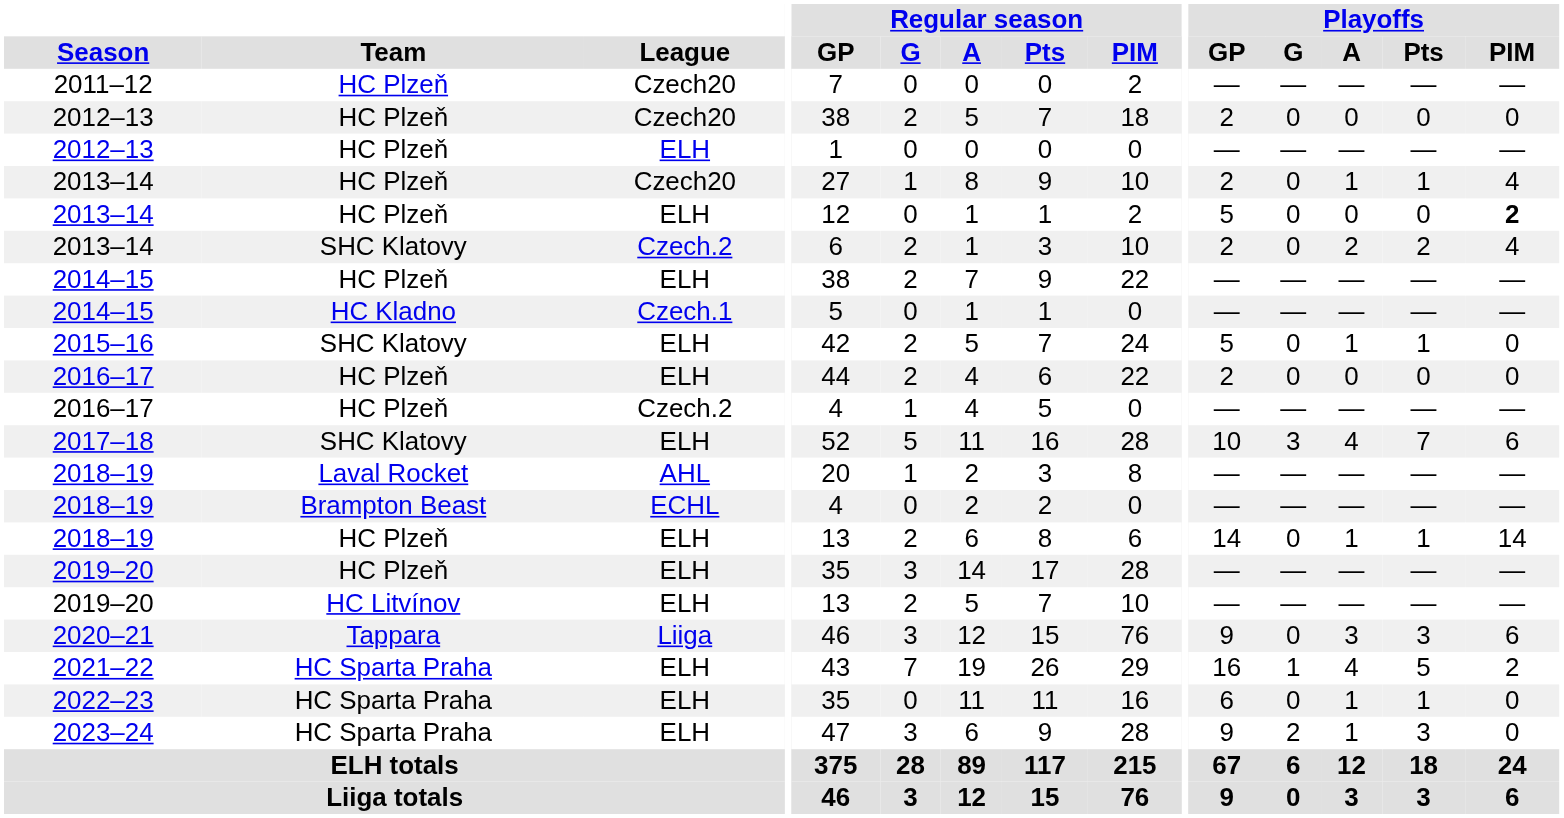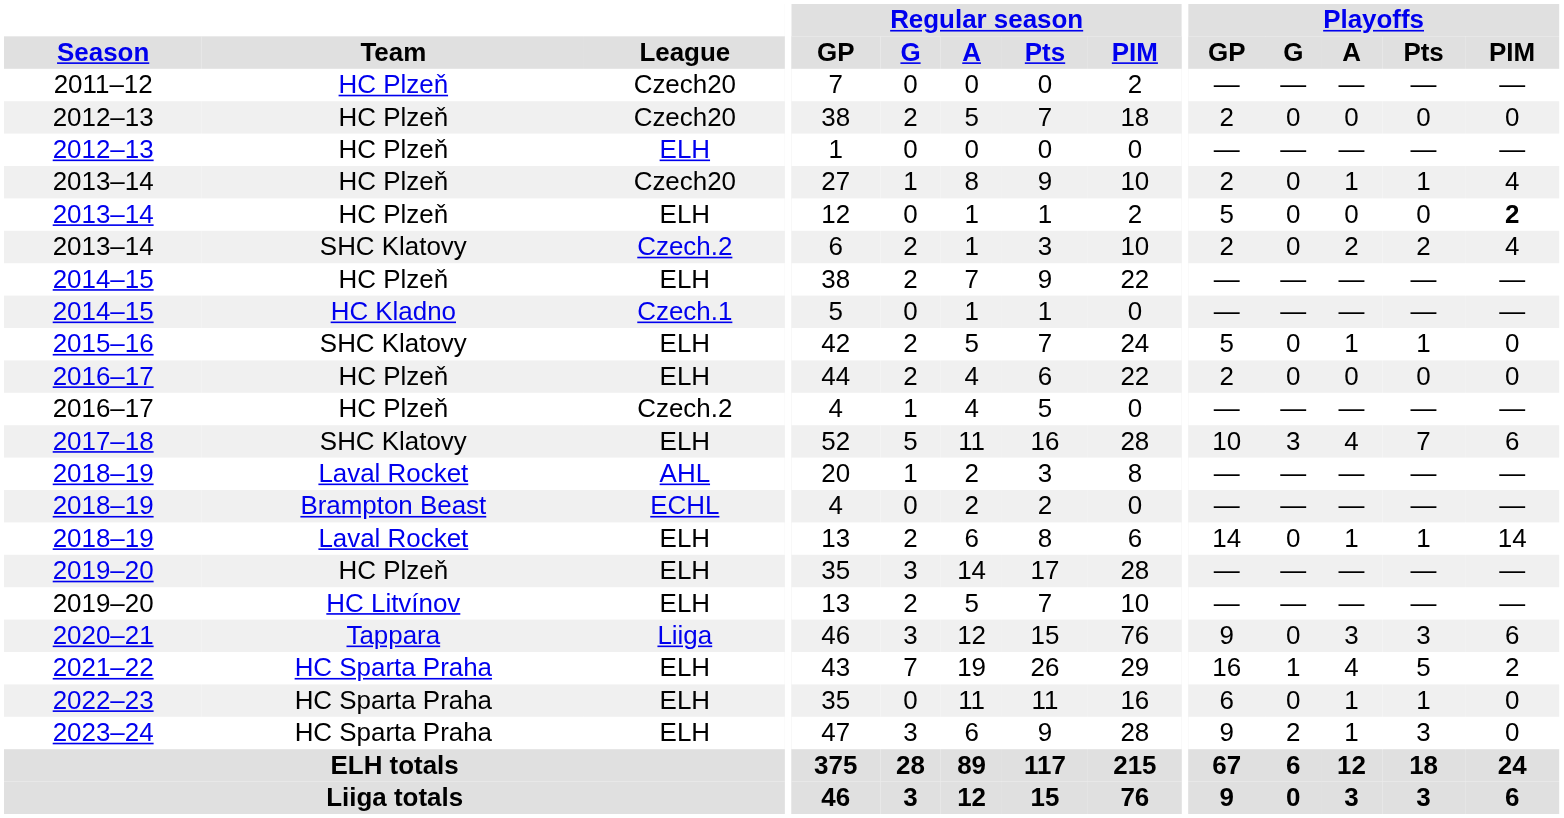(393, 538) HC Plzeň -> (393, 538) Laval Rocket
